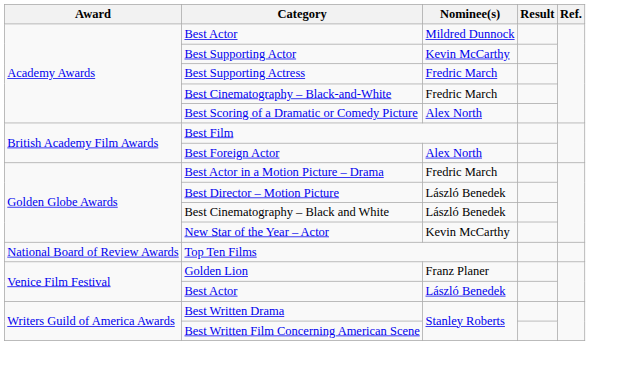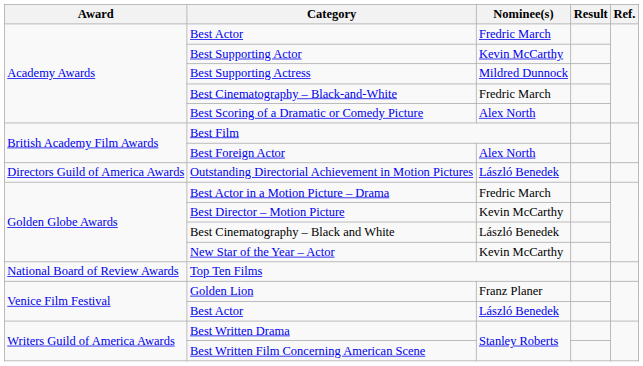(470, 34) Mildred Dunnock -> (515, 34) Fredric March
(461, 73) Fredric March -> (523, 73) Mildred Dunnock
+ row: (96, 172)
(466, 192) László Benedek -> (521, 212) Kevin McCarthy
